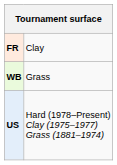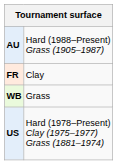+ row: (13, 45)
